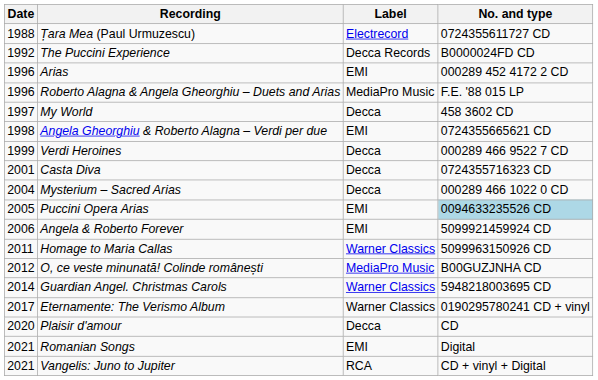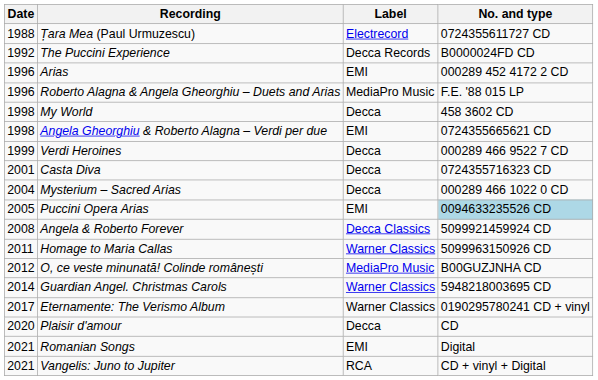(21, 111) 1997 -> (21, 111) 1998
(21, 229) 2006 -> (21, 229) 2008
(357, 229) EMI -> (388, 229) Decca Classics
